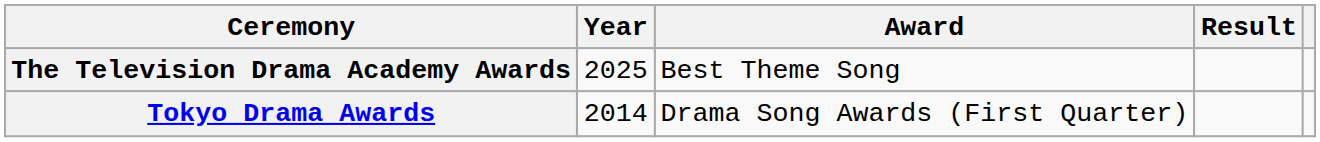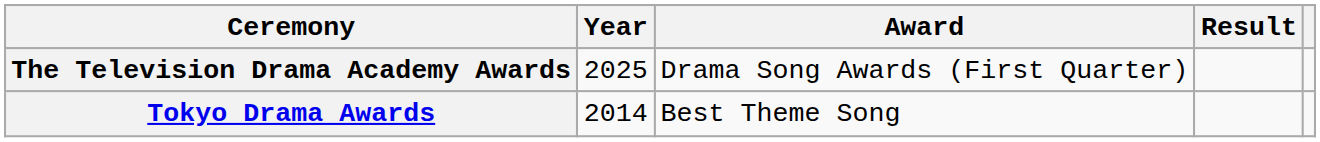(780, 70) Best Theme Song -> (924, 70) Drama Song Awards (First Quarter)
(924, 114) Drama Song Awards (First Quarter) -> (780, 114) Best Theme Song
